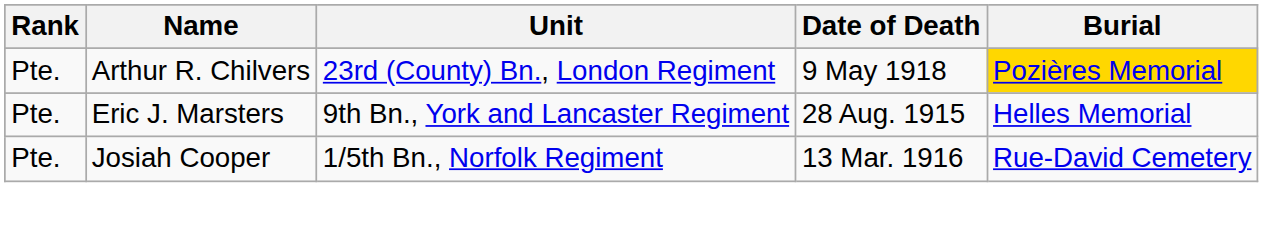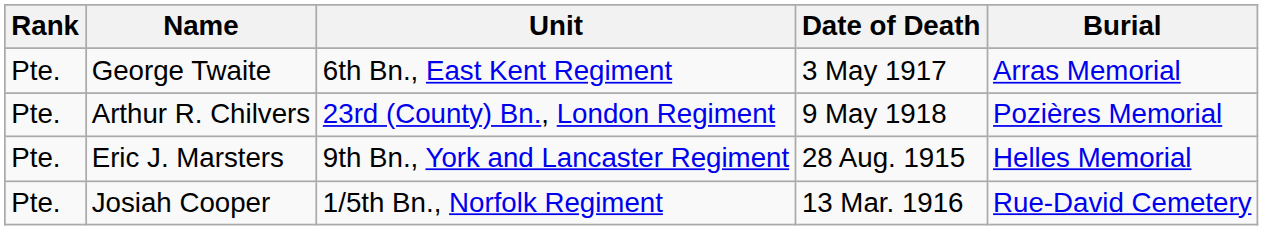+ row: (181, 70)
(1108, 70) gold background -> (1108, 114) no background
